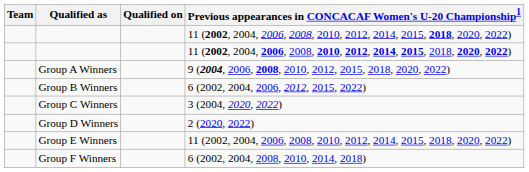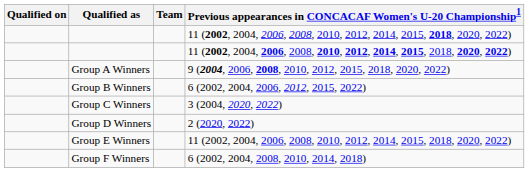columns swapped: (20, 14) <-> (153, 14)
